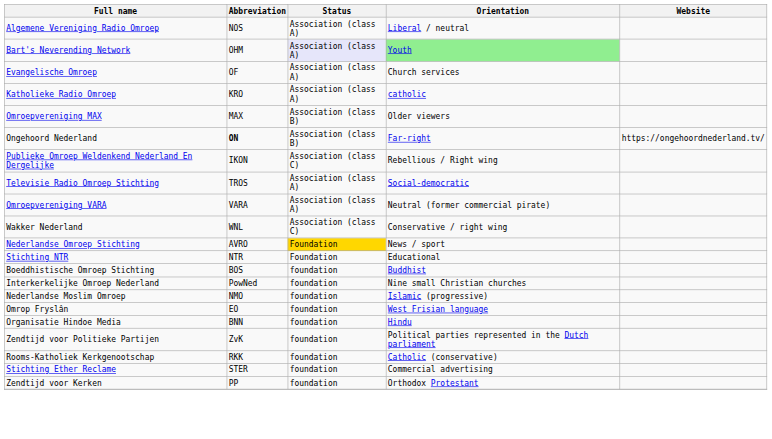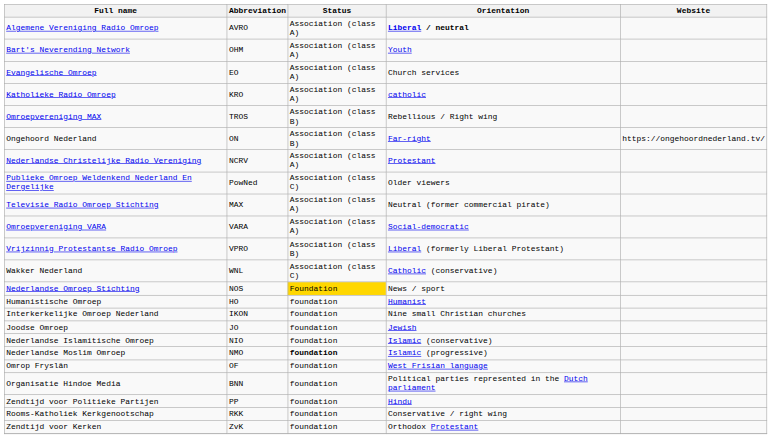(236, 28) NOS -> (238, 28) AVRO
(428, 28) normal -> (428, 28) bold
(333, 50) lavender background -> (333, 50) no background
(400, 50) lightgreen background -> (400, 50) no background
(233, 72) OF -> (234, 72) EO
(236, 117) MAX -> (238, 117) TROS
(419, 117) Older viewers -> (443, 117) Rebellious / Right wing
(233, 139) bold -> (234, 139) normal
+ row: (104, 161)
(238, 161) IKON -> (243, 183) PowNed
(443, 161) Rebellious / Right wing -> (419, 183) Older viewers
(238, 183) TROS -> (236, 205) MAX
(428, 183) Social-democratic -> (469, 205) Neutral (former commercial pirate)
(469, 205) Neutral (former commercial pirate) -> (428, 227) Social-democratic
+ row: (92, 249)
(448, 227) Conservative / right wing -> (443, 271) Catholic (conservative)
(238, 244) AVRO -> (236, 289) NOS
- row: (37, 257)
- row: (80, 270)
+ row: (54, 302)
(243, 283) PowNed -> (238, 314) IKON
+ row: (37, 327)
+ row: (80, 340)
(314, 296) normal -> (314, 353) bold
(233, 309) EO -> (234, 366) OF
(400, 322) Hindu -> (488, 384) Political parties represented in the Dutch parliament
(236, 339) ZvK -> (234, 401) PP
(488, 339) Political parties represented in the Dutch parliament -> (400, 401) Hindu
(443, 357) Catholic (conservative) -> (447, 414) Conservative / right wing
- row: (61, 370)
(233, 383) PP -> (236, 427) ZvK
